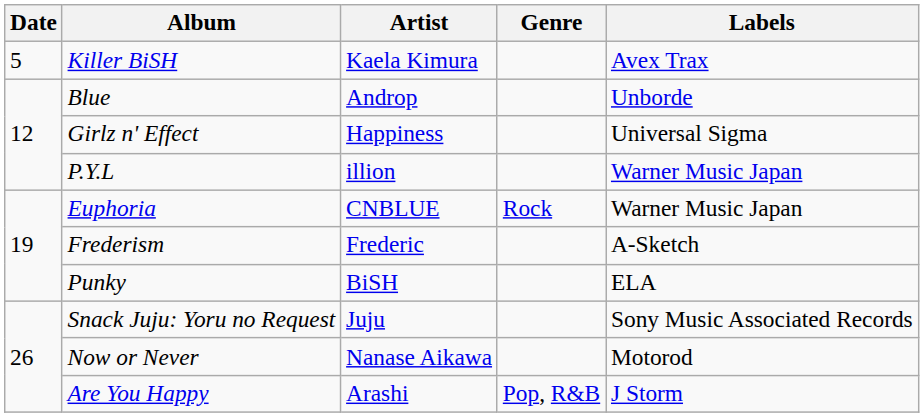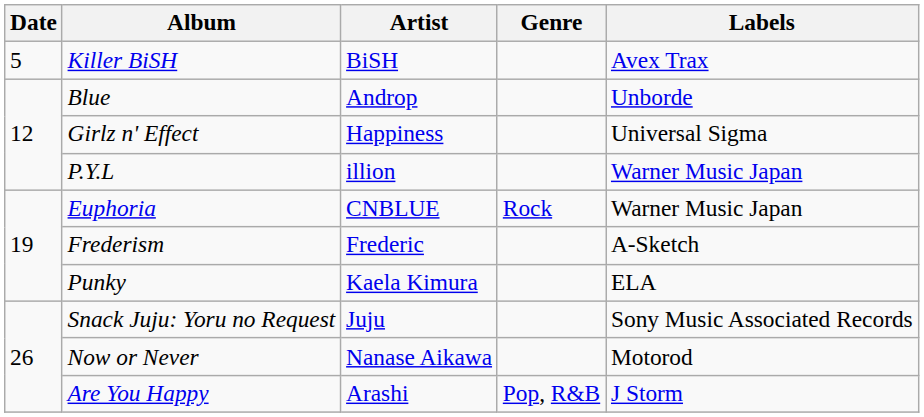(412, 60) Kaela Kimura -> (372, 60) BiSH
(372, 282) BiSH -> (412, 282) Kaela Kimura
